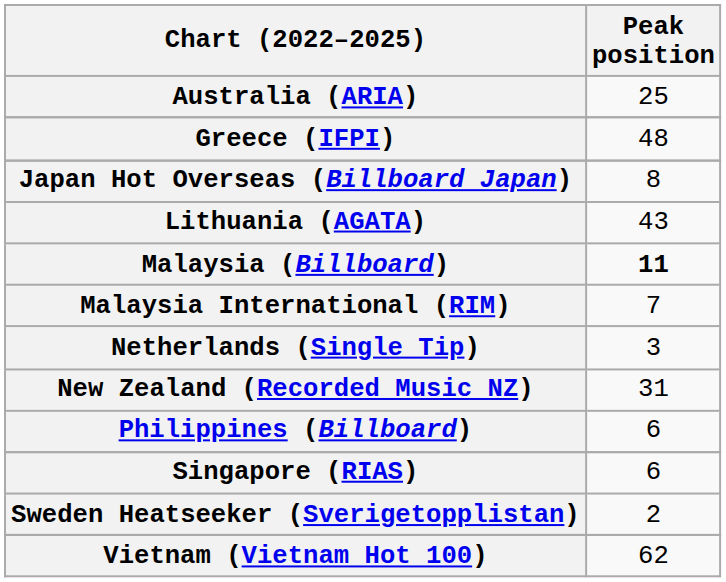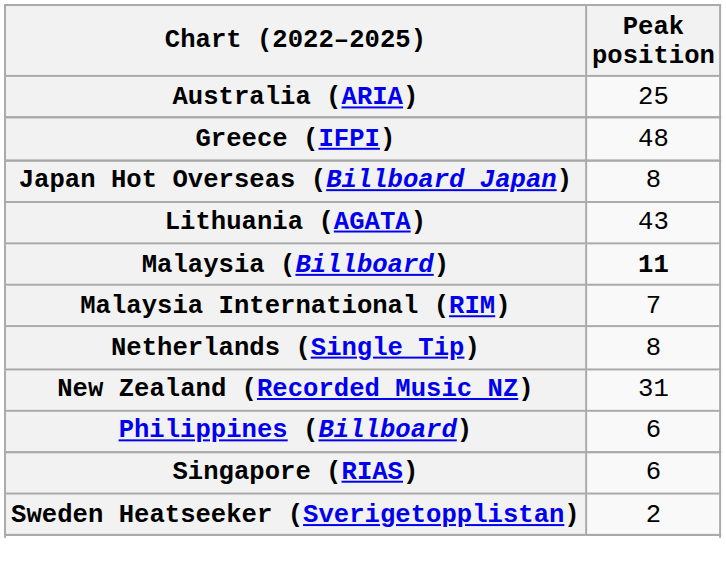(653, 348) 3 -> (653, 348) 8
- row: (295, 556)
